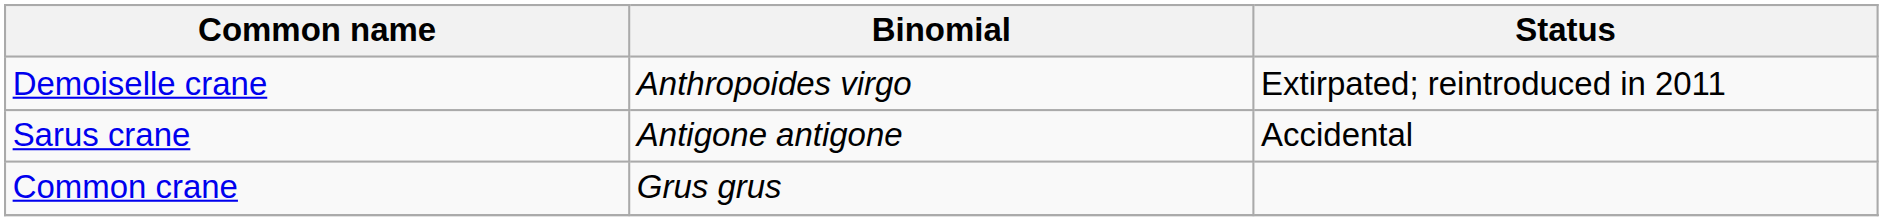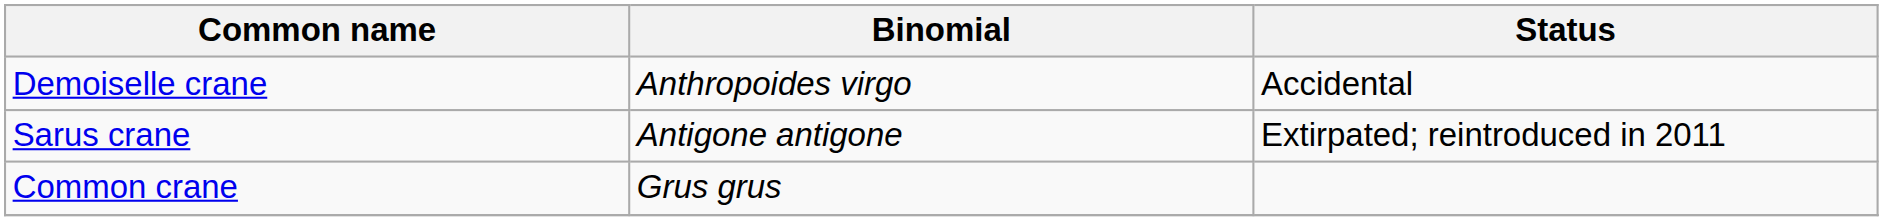(1493, 82) Extirpated; reintroduced in 2011 -> (1337, 82) Accidental
(1337, 135) Accidental -> (1493, 135) Extirpated; reintroduced in 2011
